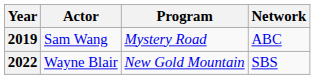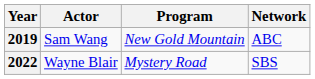(166, 39) Mystery Road -> (185, 39) New Gold Mountain
(185, 62) New Gold Mountain -> (166, 62) Mystery Road
